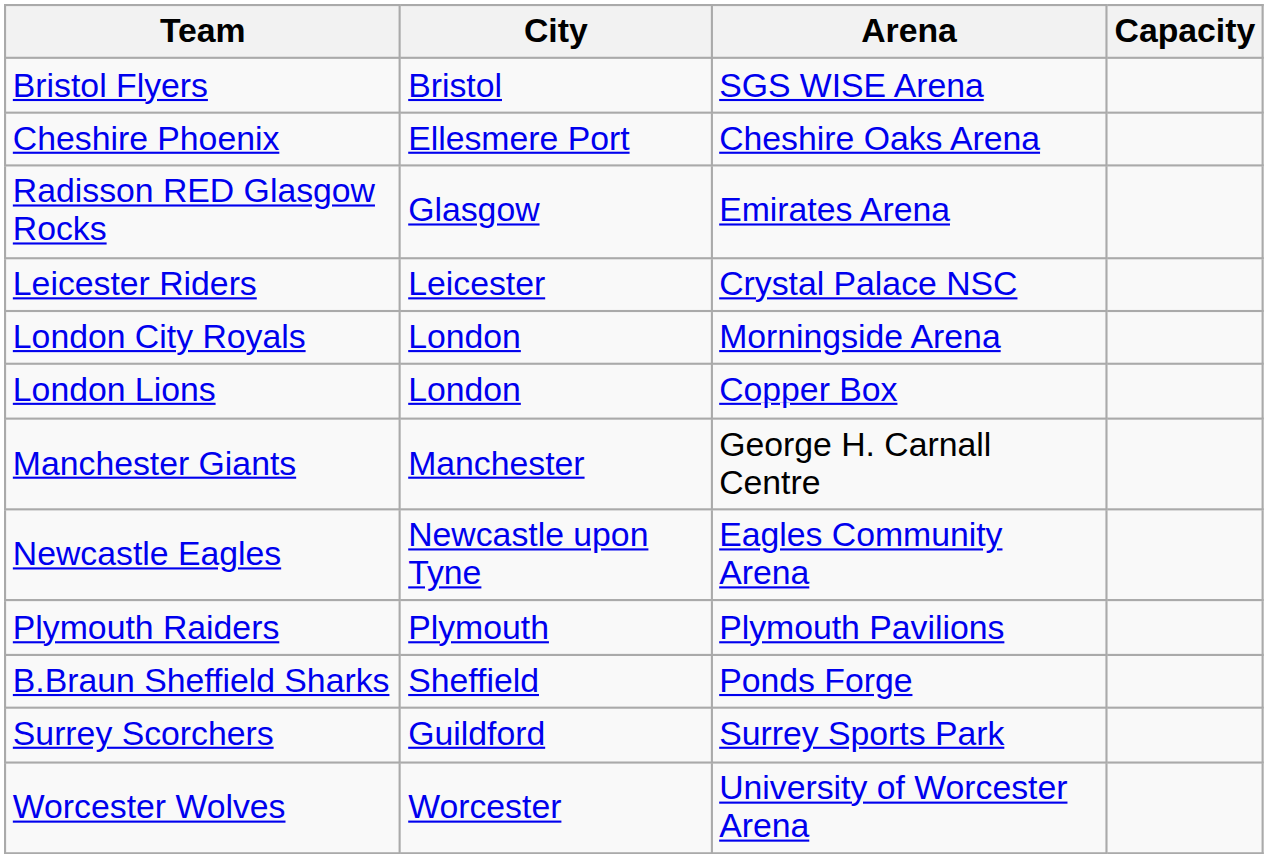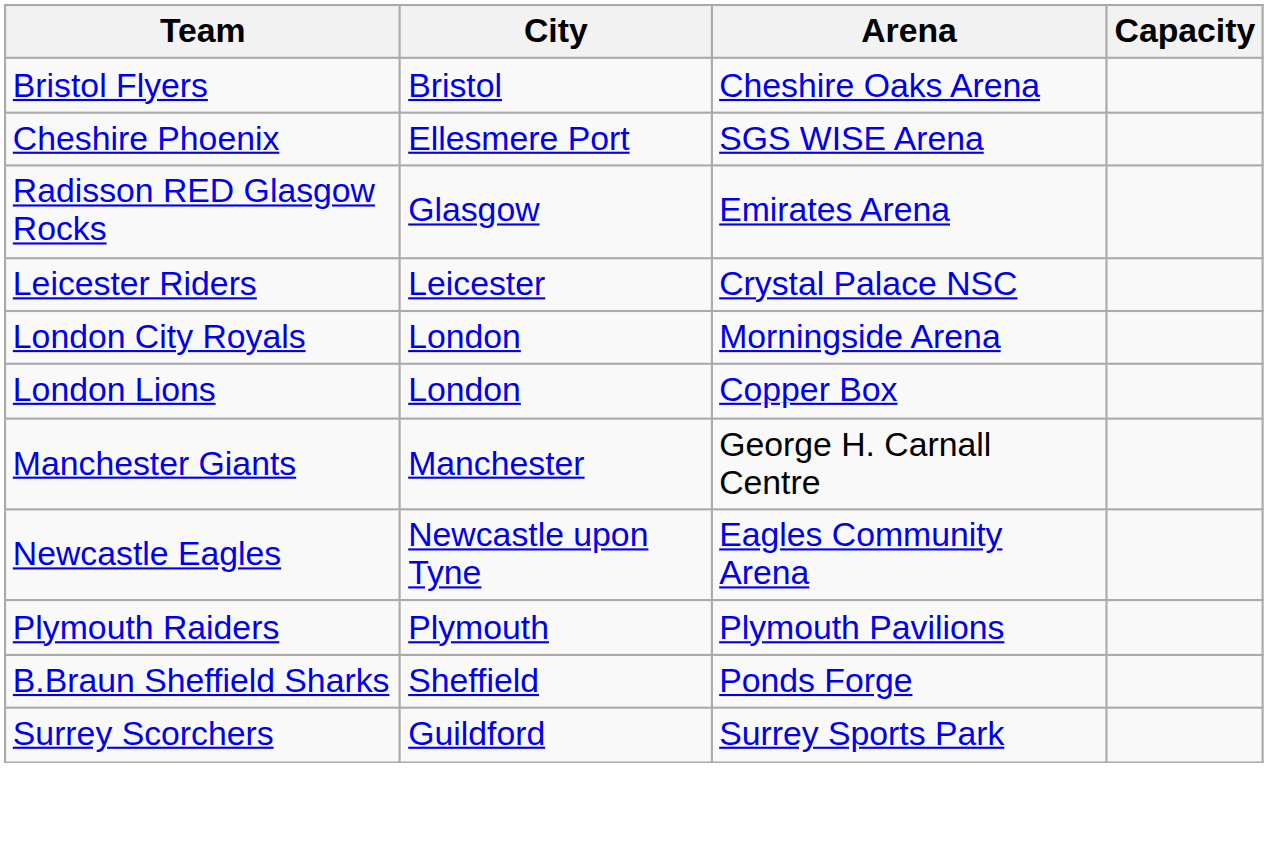(851, 84) SGS WISE Arena -> (880, 84) Cheshire Oaks Arena
(880, 138) Cheshire Oaks Arena -> (851, 138) SGS WISE Arena
- row: (149, 806)
